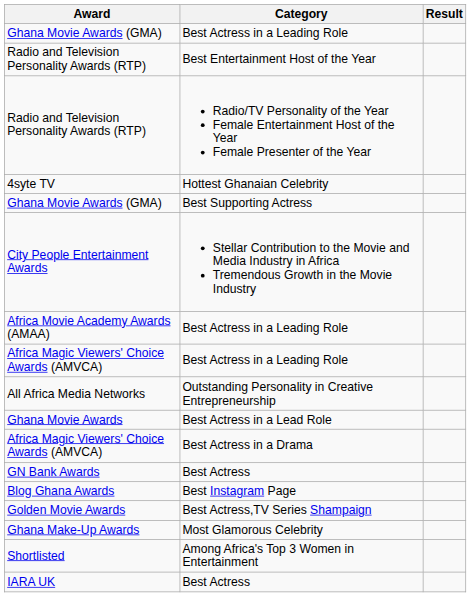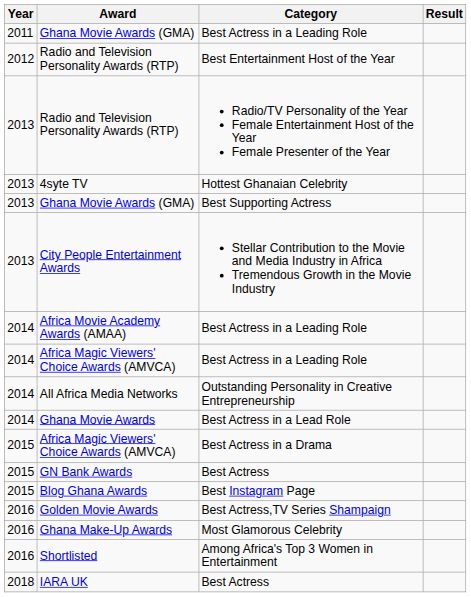+ column: (21, 14)
